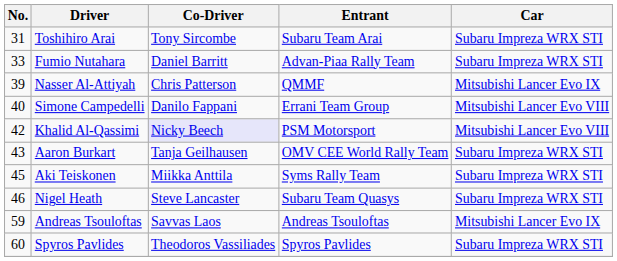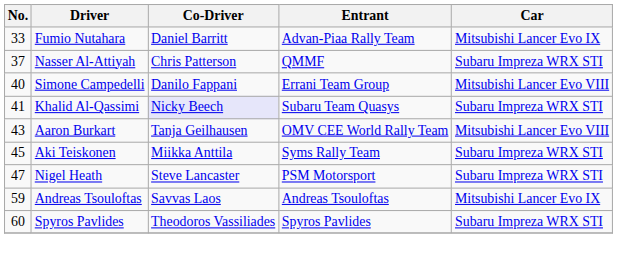- row: (75, 38)
(529, 61) Subaru Impreza WRX STI -> (528, 38) Mitsubishi Lancer Evo IX
(18, 84) 39 -> (18, 61) 37
(528, 84) Mitsubishi Lancer Evo IX -> (529, 61) Subaru Impreza WRX STI
(18, 129) 42 -> (18, 107) 41
(329, 129) PSM Motorsport -> (341, 107) Subaru Team Quasys
(532, 129) Mitsubishi Lancer Evo VIII -> (529, 107) Subaru Impreza WRX STI
(529, 152) Subaru Impreza WRX STI -> (532, 129) Mitsubishi Lancer Evo VIII
(18, 198) 46 -> (18, 175) 47
(341, 198) Subaru Team Quasys -> (329, 175) PSM Motorsport
